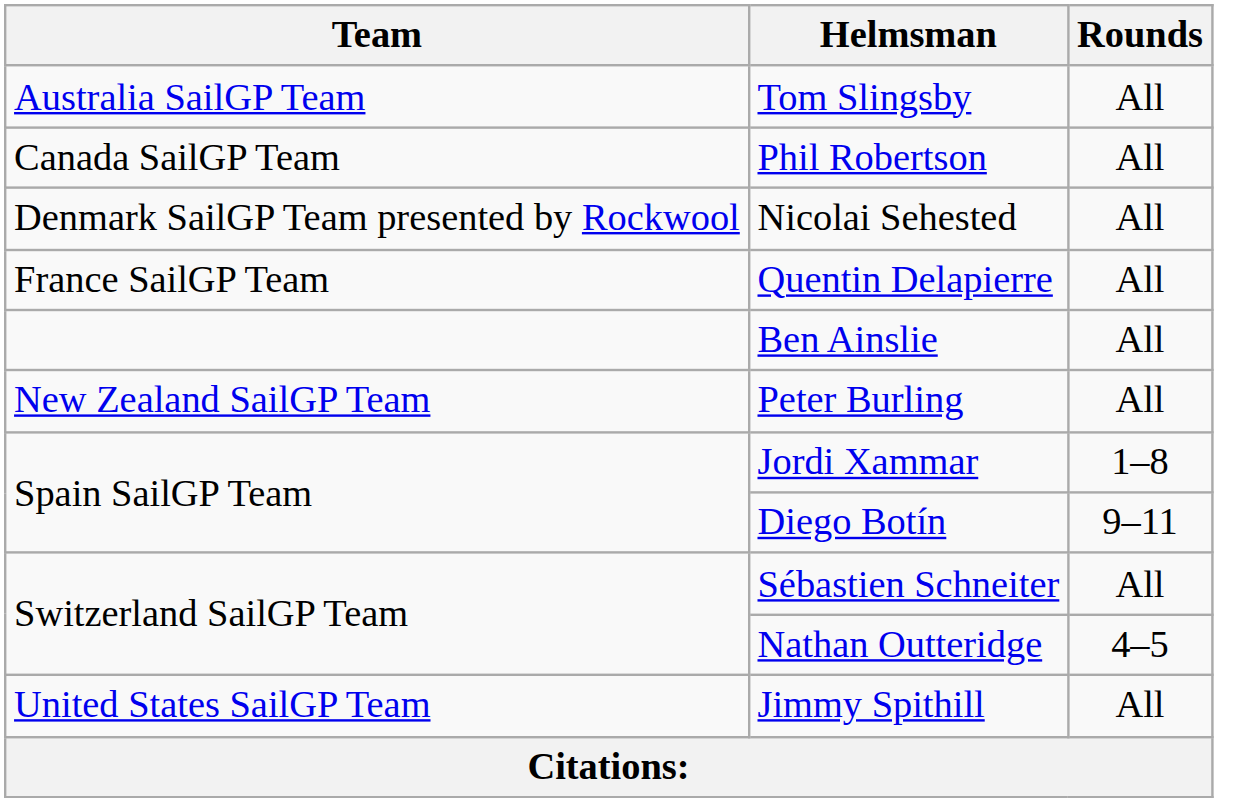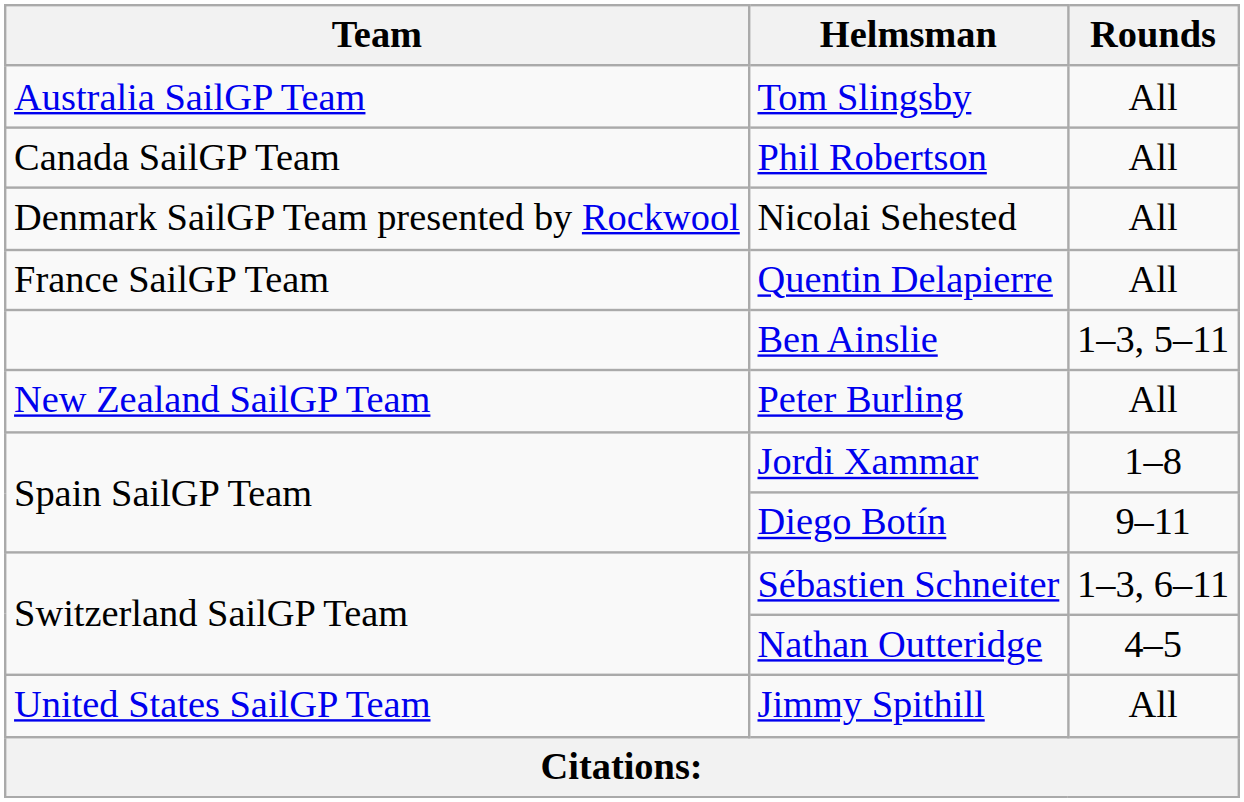(1140, 339) All -> (1153, 339) 1–3, 5–11
(1140, 583) All -> (1153, 583) 1–3, 6–11
